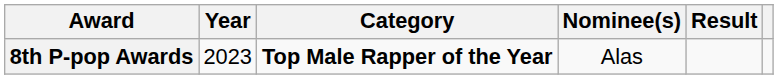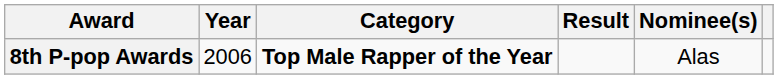columns swapped: (622, 21) <-> (724, 21)
(228, 56) 2023 -> (228, 56) 2006
